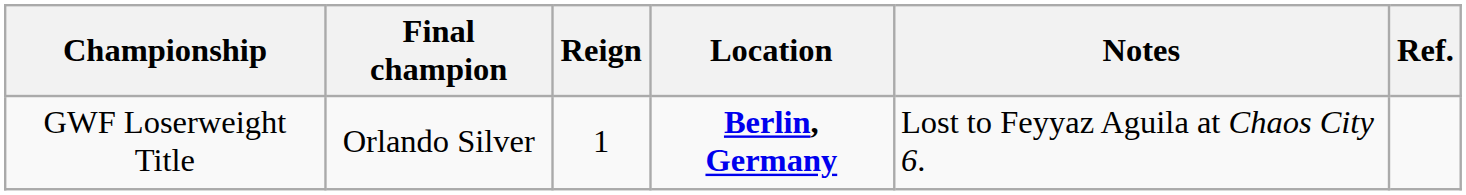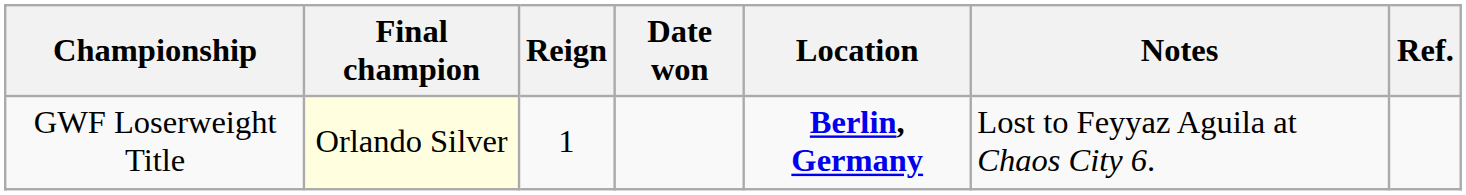+ column: (680, 50)
(439, 141) no background -> (412, 141) lightyellow background
